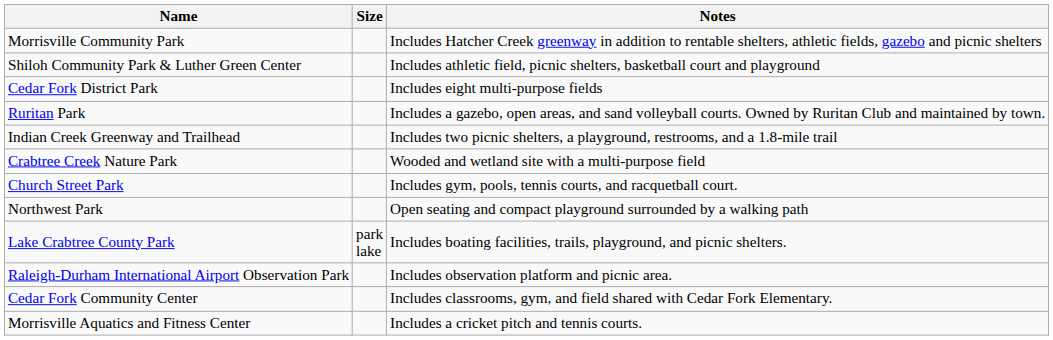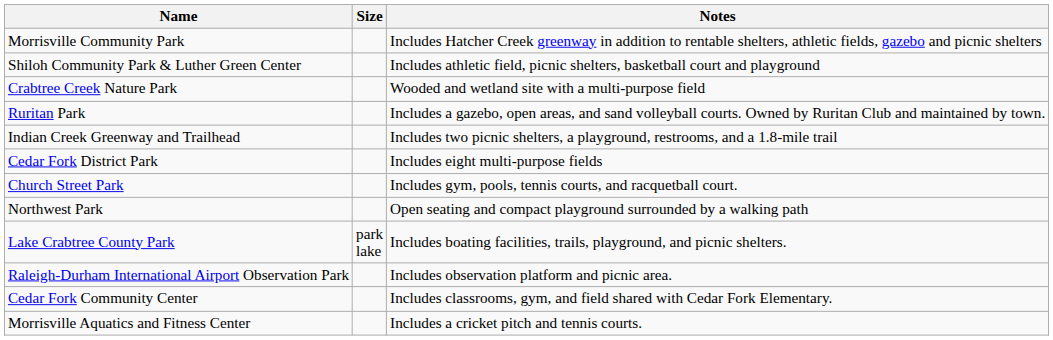rows swapped: (93, 161) <-> (83, 88)
